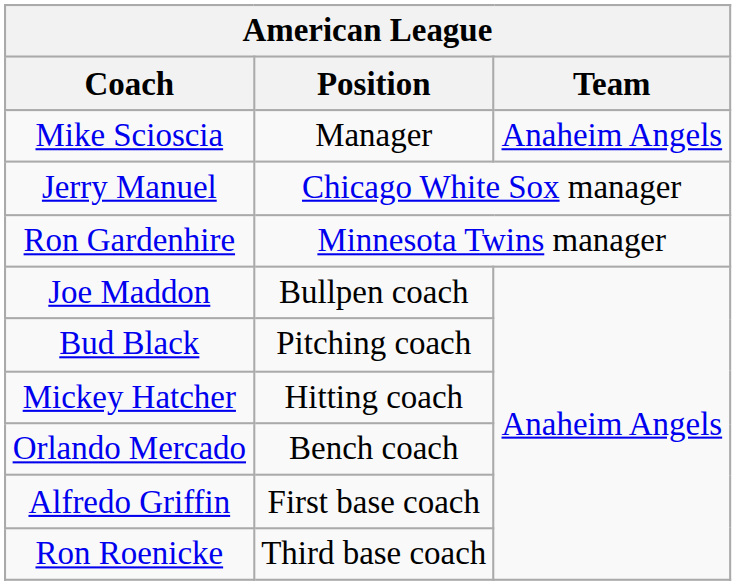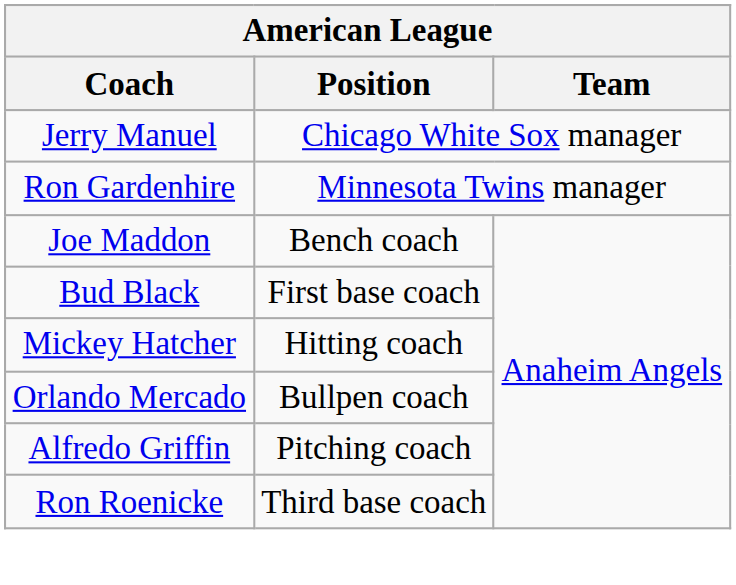- row: (129, 135)
(374, 291) Bullpen coach -> (374, 239) Bench coach
(374, 344) Pitching coach -> (374, 291) First base coach
(374, 448) Bench coach -> (374, 396) Bullpen coach
(374, 501) First base coach -> (374, 448) Pitching coach
